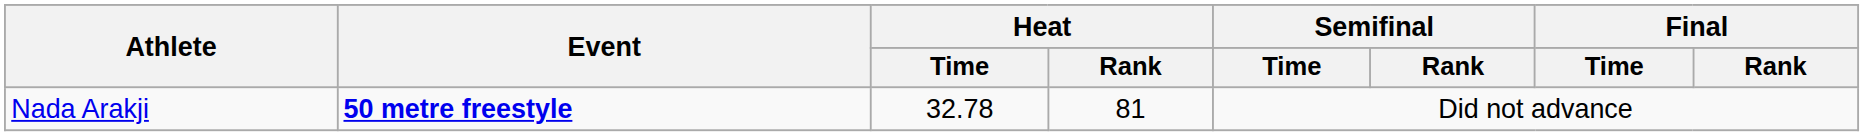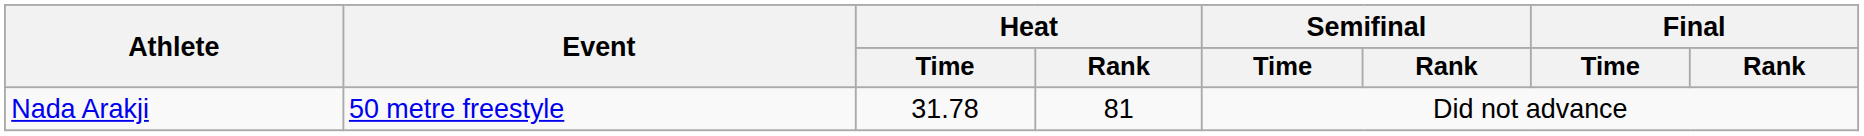(458, 109) bold -> (457, 109) normal
(960, 109) 32.78 -> (945, 109) 31.78
